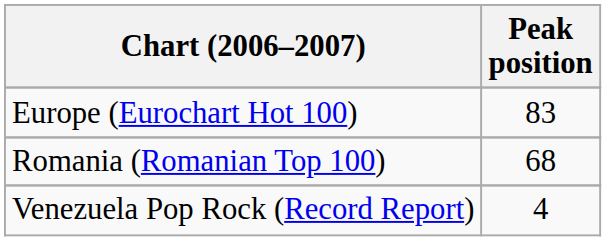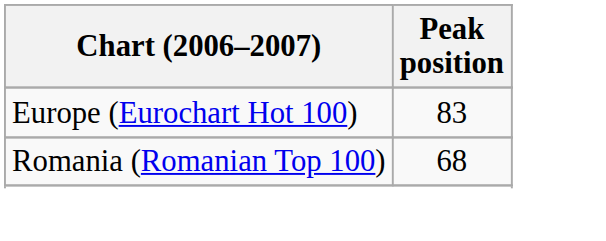- row: (243, 209)
